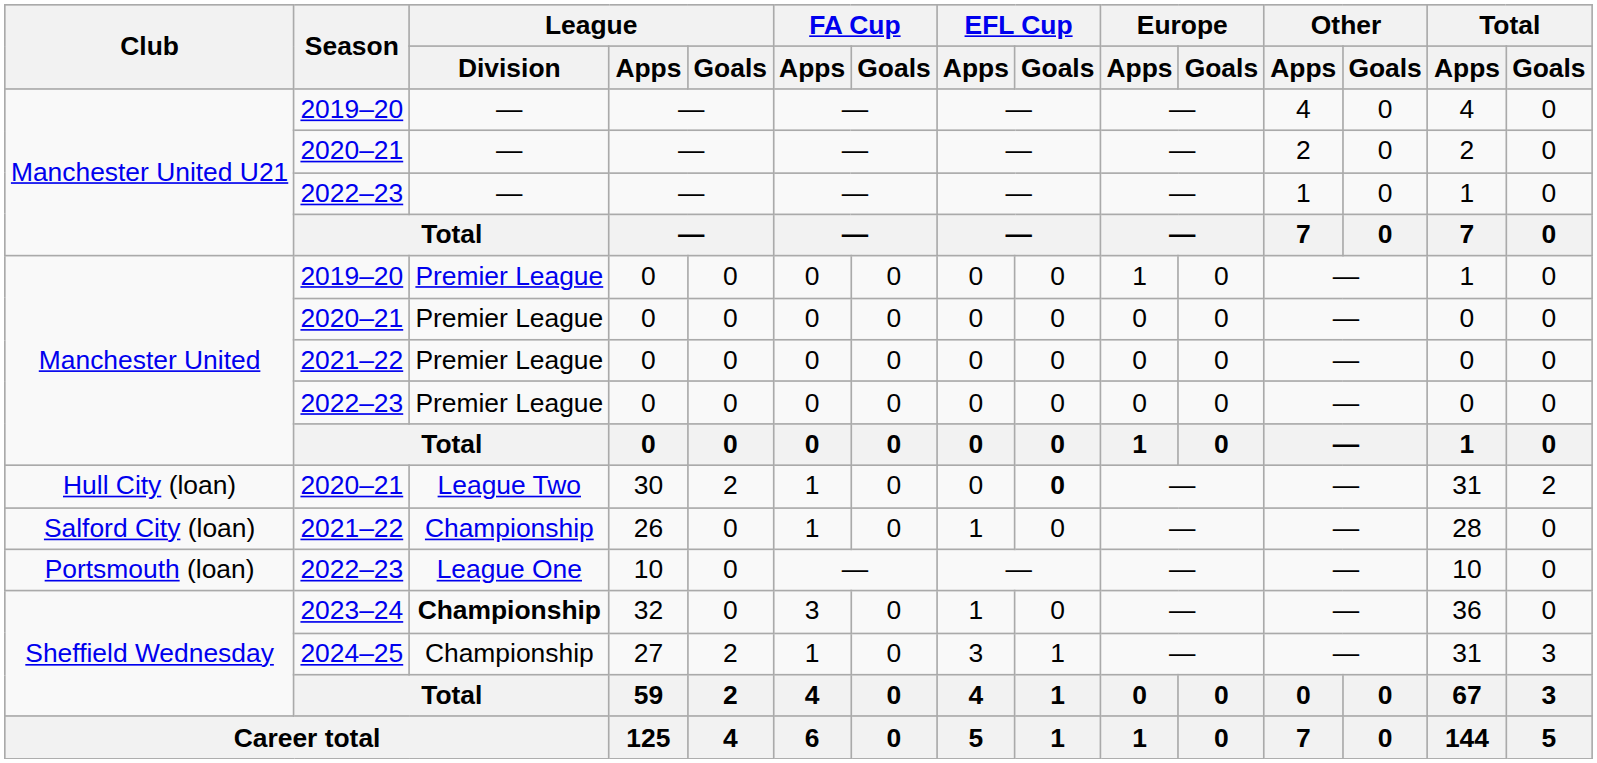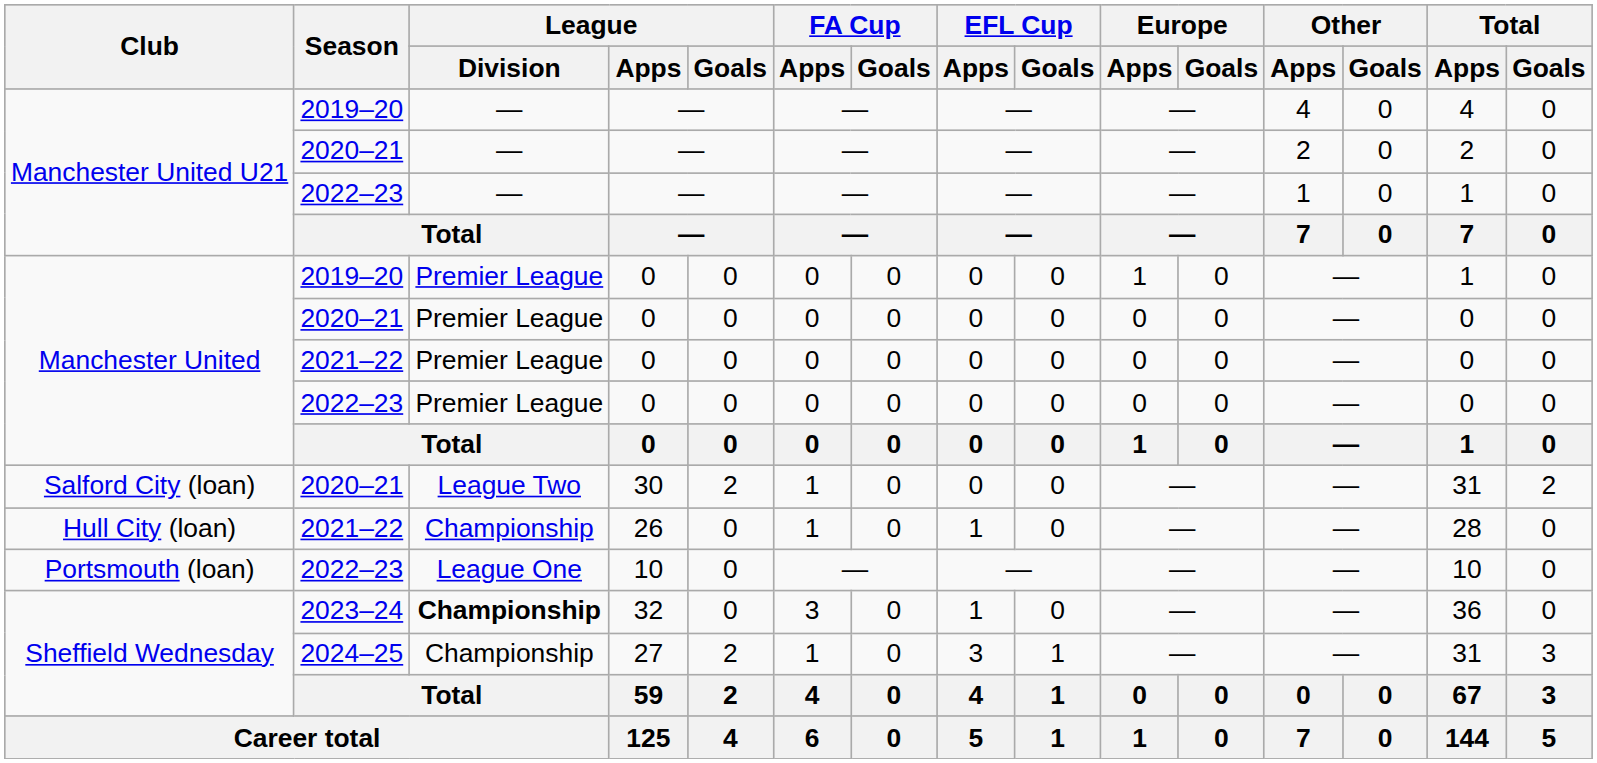(150, 485) Hull City (loan) -> (150, 485) Salford City (loan)
(1058, 485) bold -> (1058, 485) normal
(150, 527) Salford City (loan) -> (150, 527) Hull City (loan)
